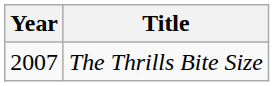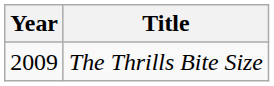(34, 61) 2007 -> (34, 61) 2009
